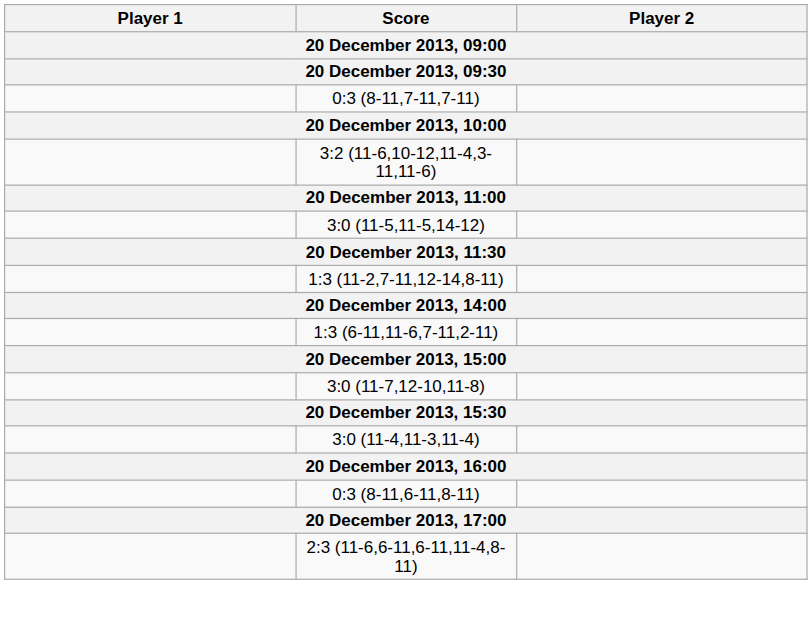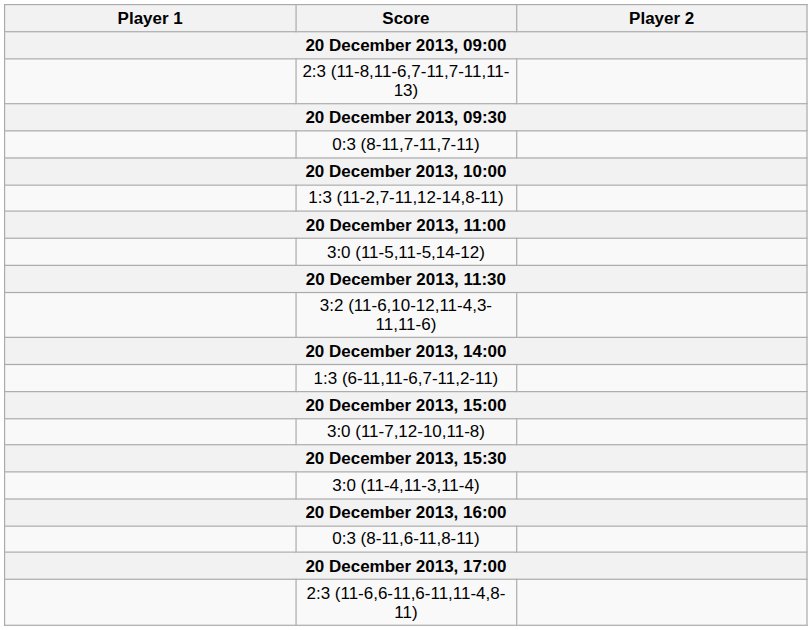+ row: (406, 82)
rows swapped: (406, 279) <-> (406, 162)
